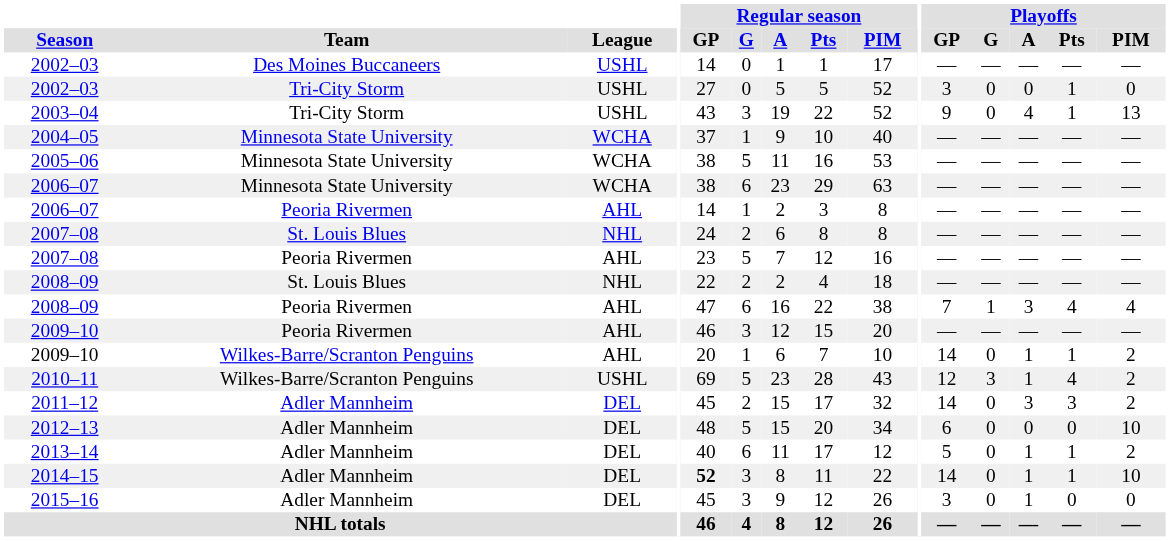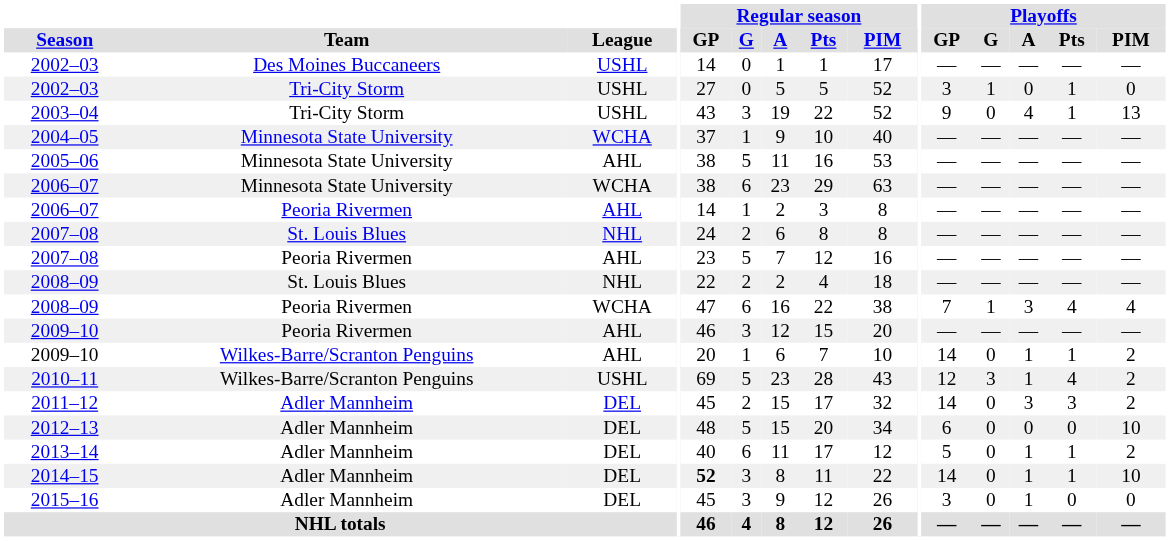(991, 88) 0 -> (991, 88) 1
(622, 161) WCHA -> (622, 161) AHL
(622, 306) AHL -> (622, 306) WCHA
